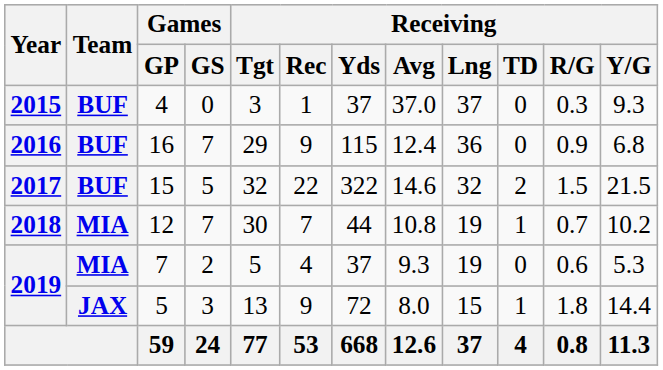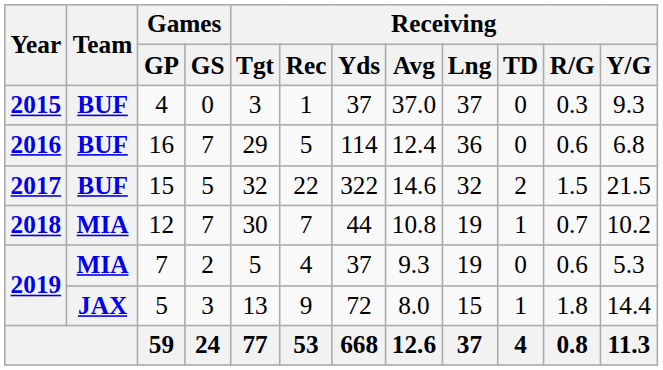(306, 144) 9 -> (306, 144) 5
(359, 144) 115 -> (359, 144) 114
(572, 144) 0.9 -> (572, 144) 0.6
